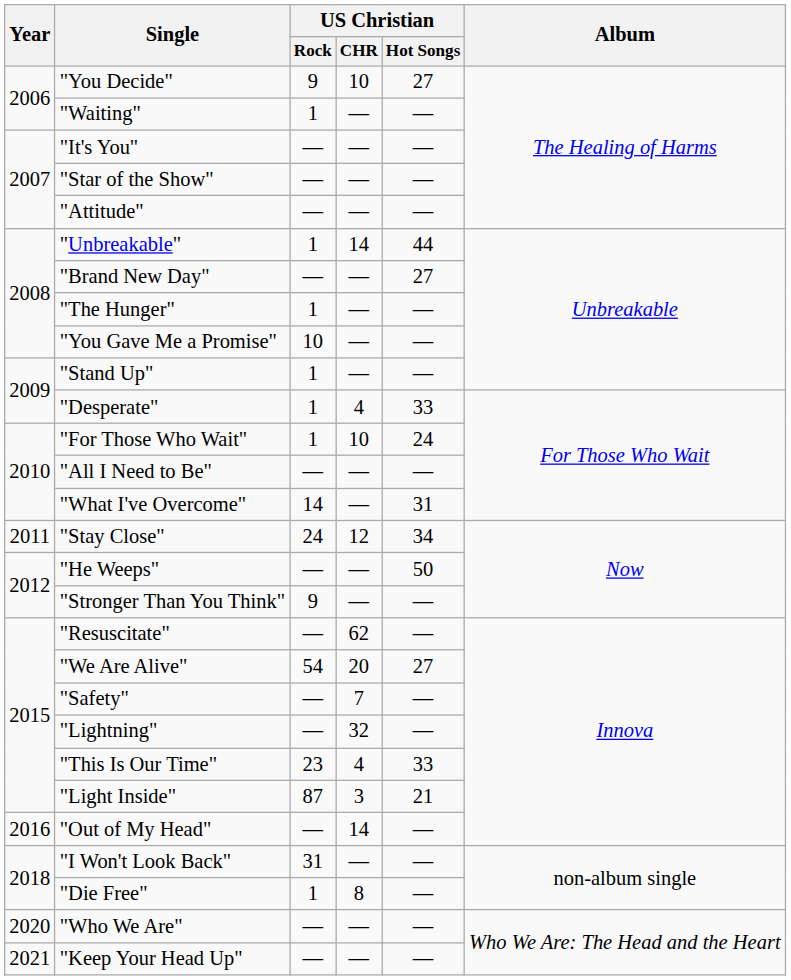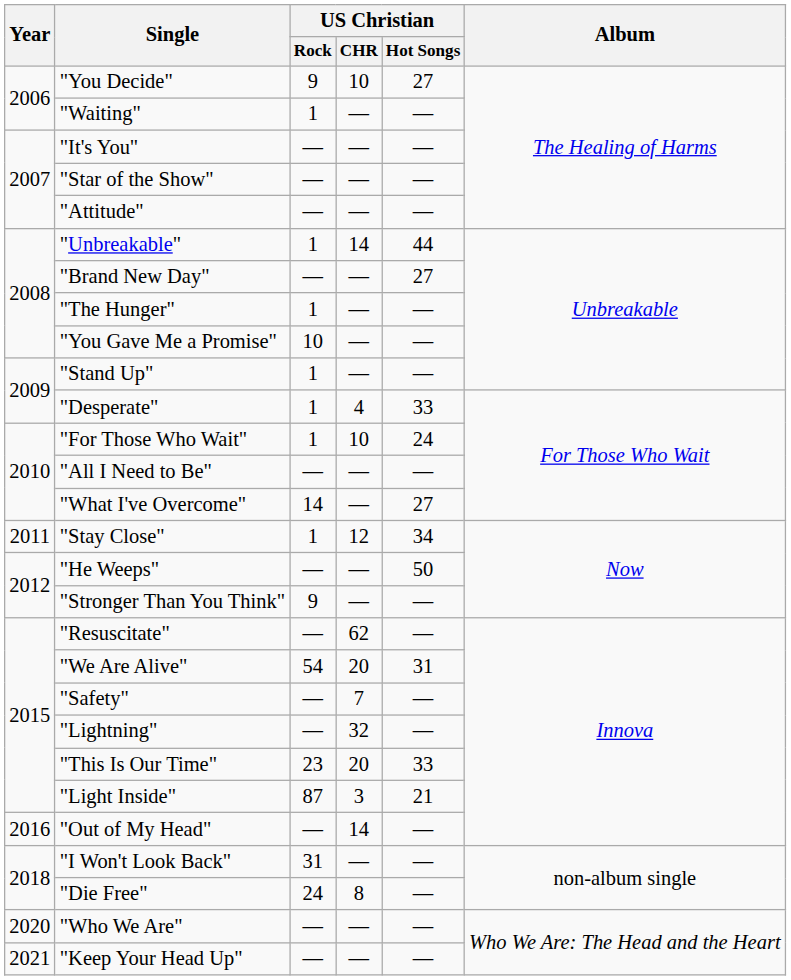(423, 504) 31 -> (423, 504) 27
(313, 536) 24 -> (313, 536) 1
(423, 666) 27 -> (423, 666) 31
(359, 763) 4 -> (359, 763) 20
(313, 893) 1 -> (313, 893) 24
